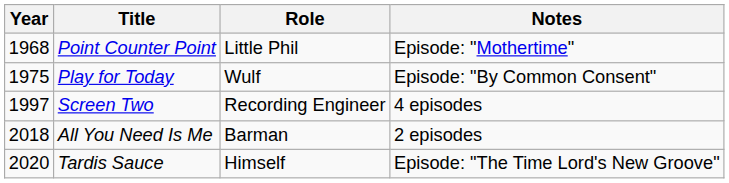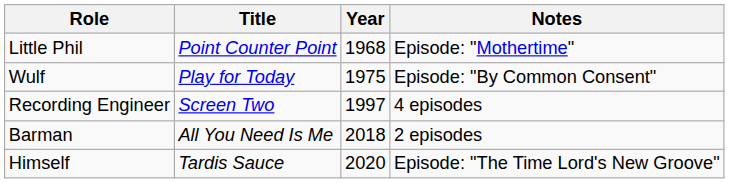columns swapped: (29, 18) <-> (305, 18)
